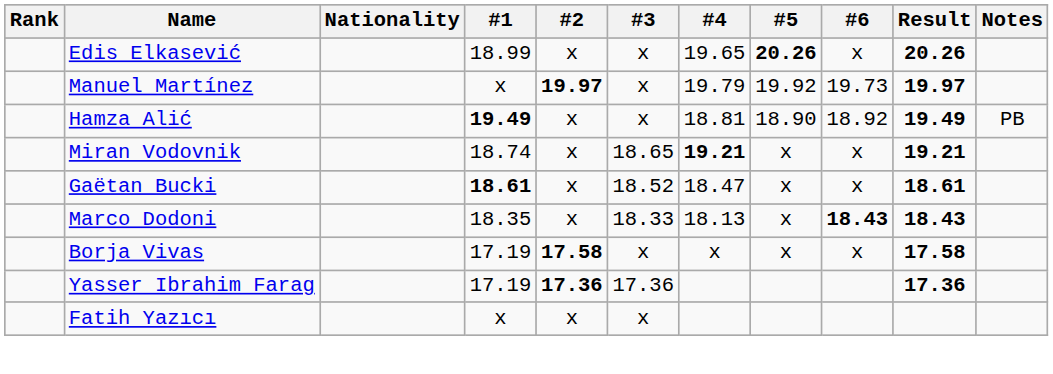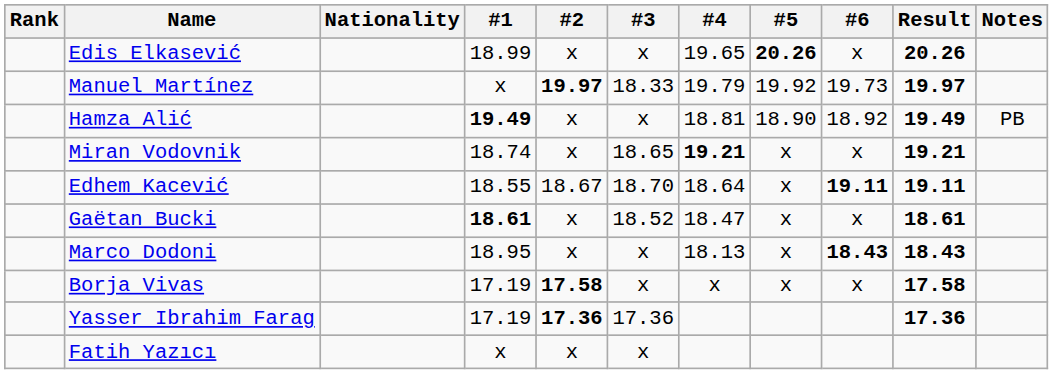(643, 88) x -> (643, 88) 18.33
+ row: (149, 187)
(500, 220) 18.35 -> (500, 253) 18.95
(643, 220) 18.33 -> (643, 253) x
